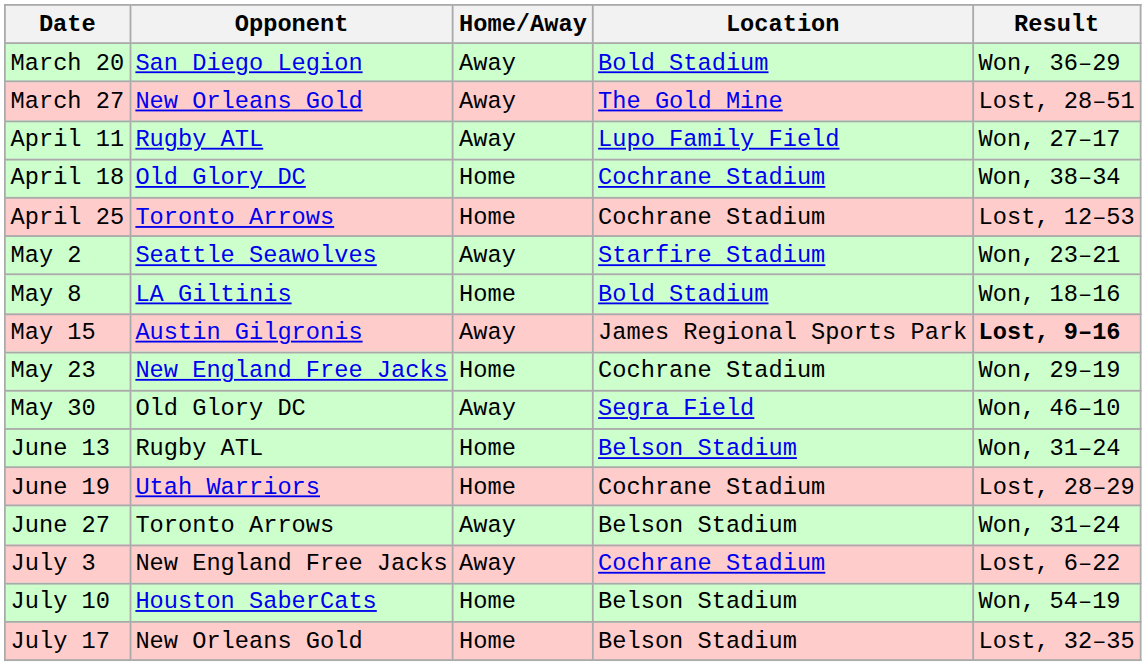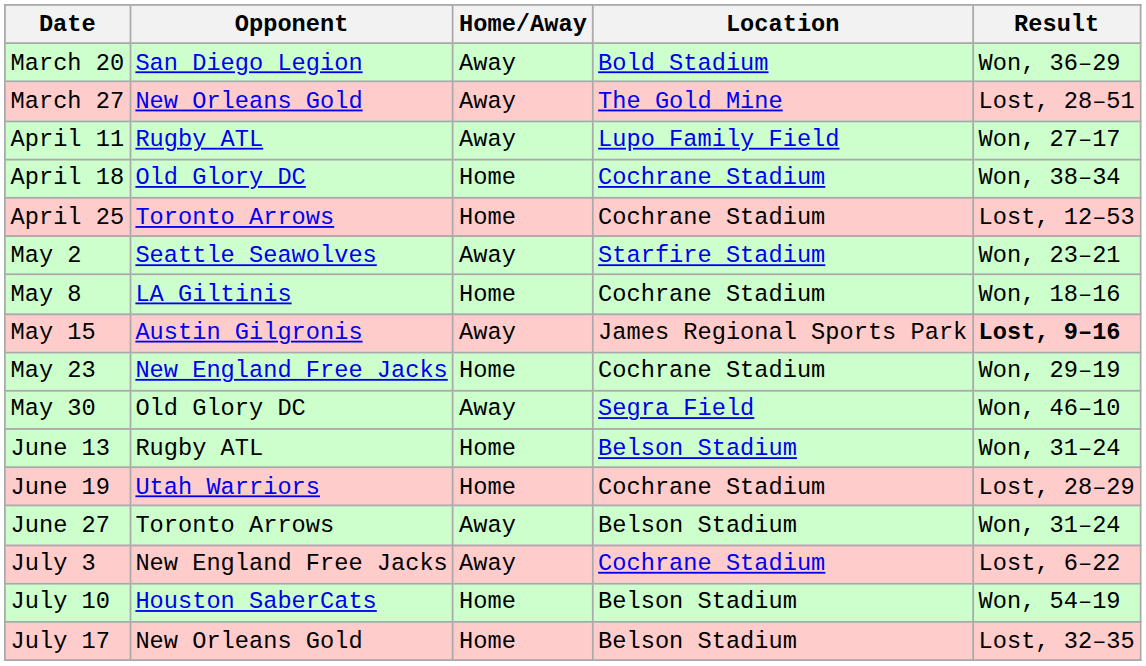(683, 294) Bold Stadium -> (712, 294) Cochrane Stadium
